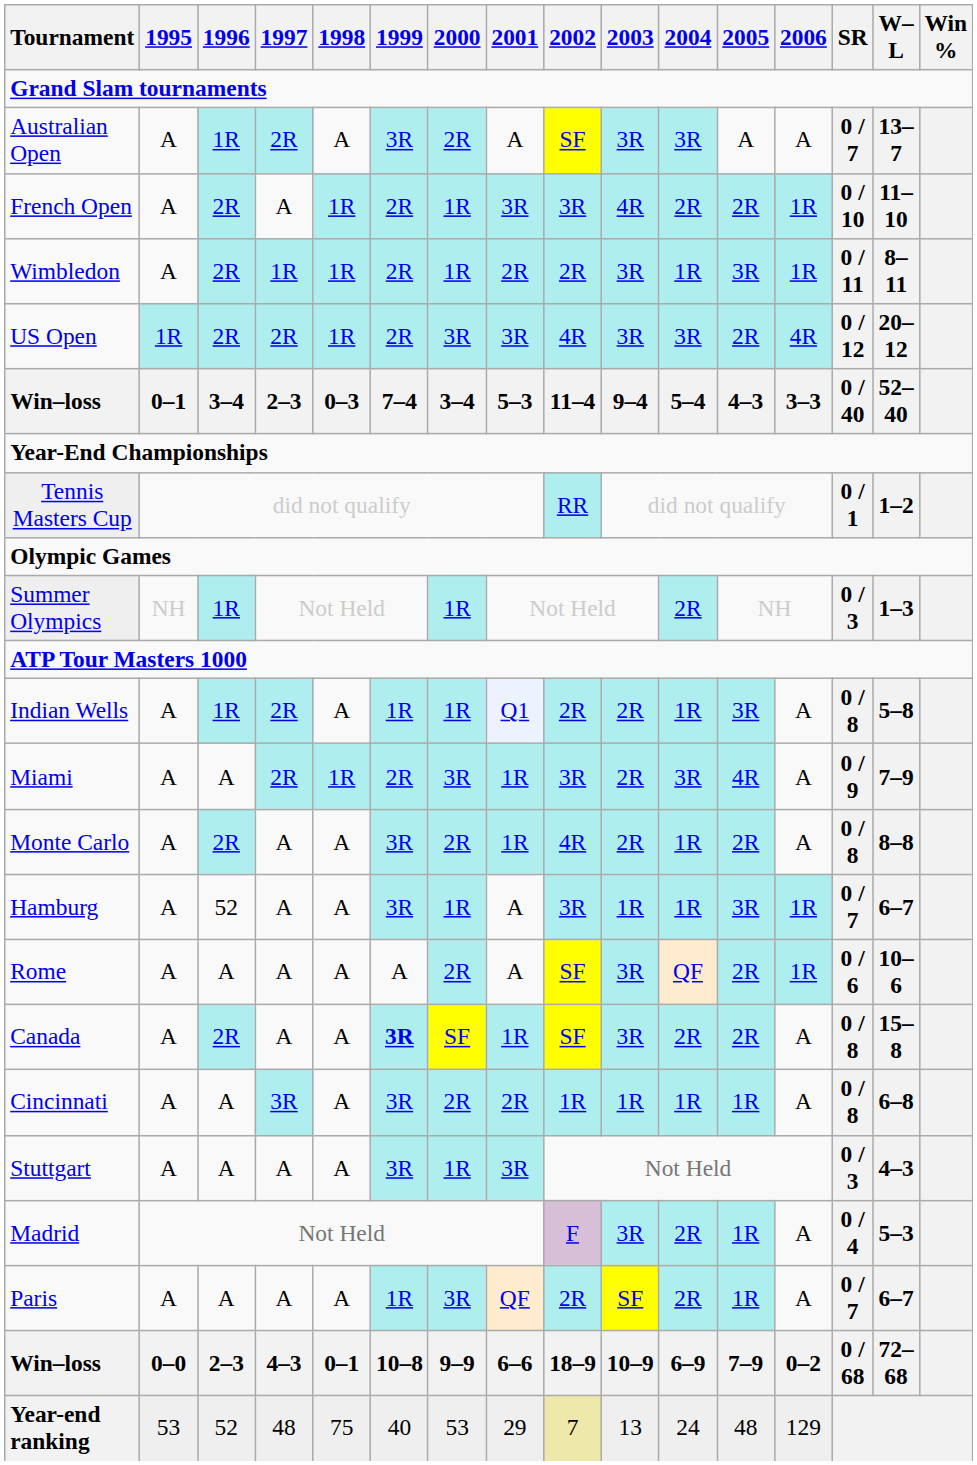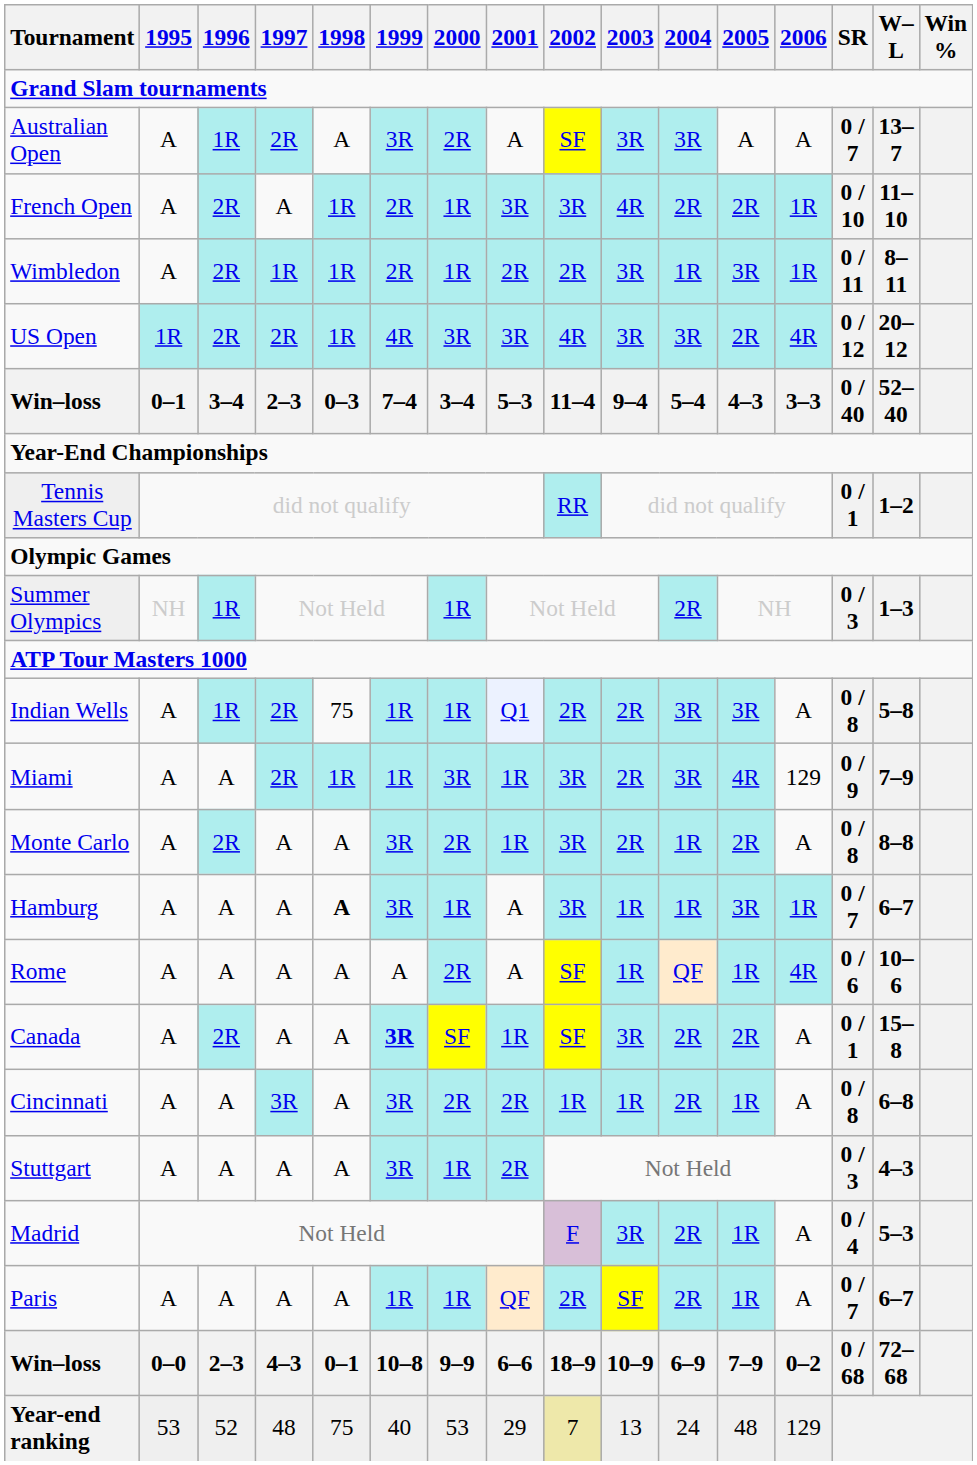(399, 335) 2R -> (399, 335) 4R
(342, 710) A -> (342, 710) 75
(688, 710) 1R -> (688, 710) 3R
(399, 775) 2R -> (399, 775) 1R
(803, 775) A -> (803, 775) 129
(573, 840) 4R -> (573, 840) 3R
(226, 906) 52 -> (226, 906) A
(342, 906) normal -> (342, 906) bold
(630, 971) 3R -> (630, 971) 1R
(746, 971) 2R -> (746, 971) 1R
(803, 971) 1R -> (803, 971) 4R
(853, 1036) 0 / 8 -> (853, 1036) 0 / 1
(688, 1101) 1R -> (688, 1101) 2R
(515, 1166) 3R -> (515, 1166) 2R
(457, 1297) 3R -> (457, 1297) 1R
